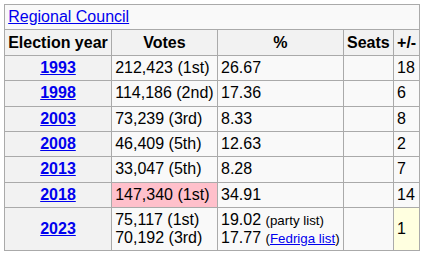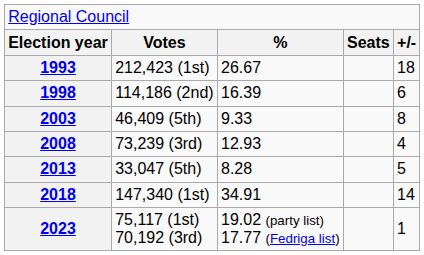(241, 93) 17.36 -> (241, 93) 16.39
(159, 118) 73,239 (3rd) -> (158, 118) 46,409 (5th)
(237, 118) 8.33 -> (237, 118) 9.33
(158, 144) 46,409 (5th) -> (159, 144) 73,239 (3rd)
(241, 144) 12.63 -> (241, 144) 12.93
(401, 144) 2 -> (401, 144) 4
(401, 169) 7 -> (401, 169) 5
(162, 194) pink background -> (162, 194) no background
(407, 229) lightyellow background -> (407, 229) no background
